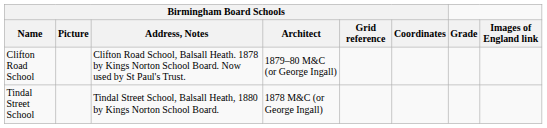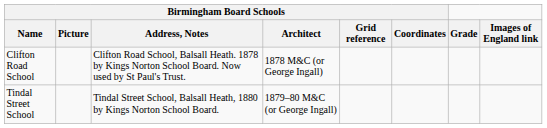(301, 66) 1879–80 M&C (or George Ingall) -> (295, 66) 1878 M&C (or George Ingall)
(295, 104) 1878 M&C (or George Ingall) -> (301, 104) 1879–80 M&C (or George Ingall)
